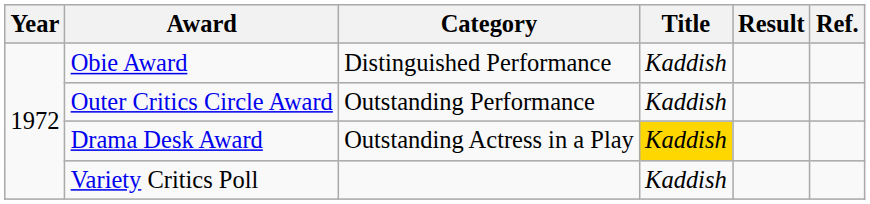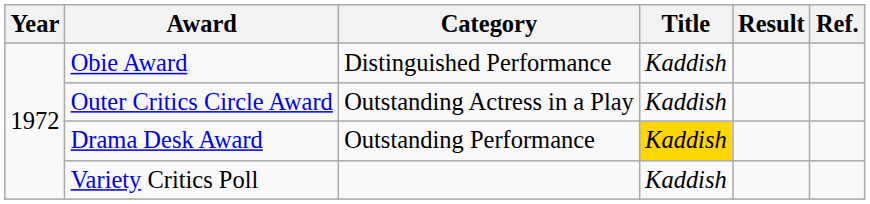(470, 101) Outstanding Performance -> (489, 101) Outstanding Actress in a Play
(489, 140) Outstanding Actress in a Play -> (470, 140) Outstanding Performance
